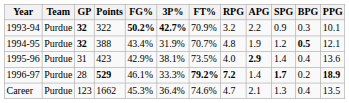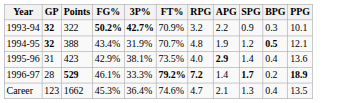- column: (58, 12)
